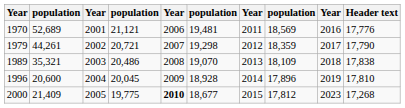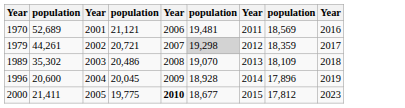- column: (372, 12)
(203, 45) no background -> (203, 45) lightgrey background
(47, 62) 35,321 -> (47, 62) 35,302
(47, 95) 21,409 -> (46, 95) 21,411
